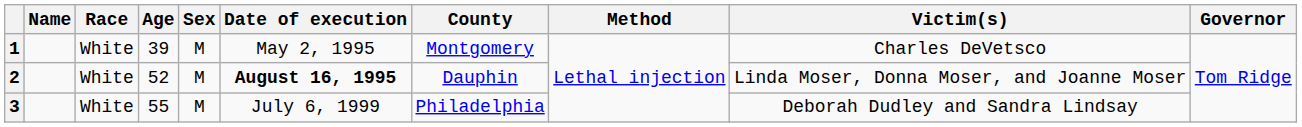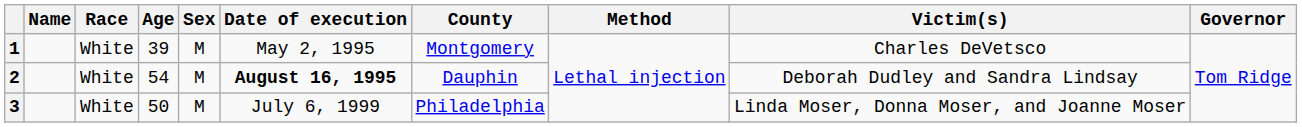(158, 78) 52 -> (158, 78) 54
(960, 78) Linda Moser, Donna Moser, and Joanne Moser -> (960, 78) Deborah Dudley and Sandra Lindsay
(158, 107) 55 -> (158, 107) 50
(960, 107) Deborah Dudley and Sandra Lindsay -> (960, 107) Linda Moser, Donna Moser, and Joanne Moser
